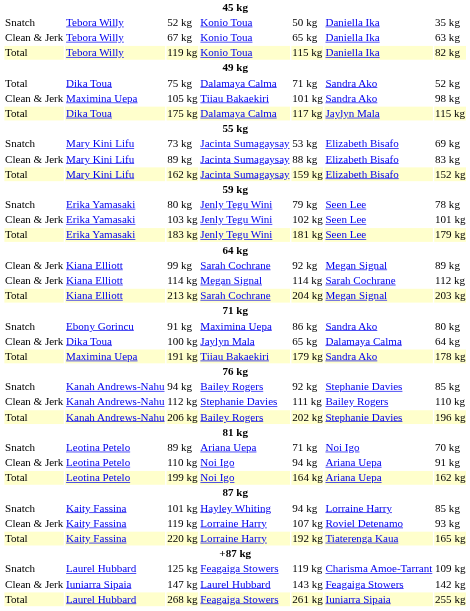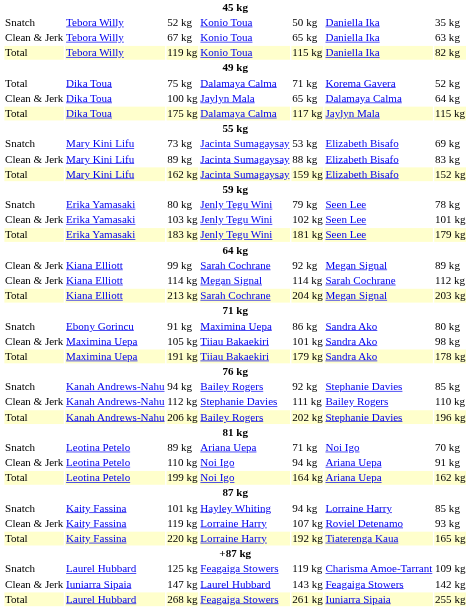(351, 83) Sandra Ako -> (361, 83) Korema Gavera
rows swapped: (182, 341) <-> (182, 98)
